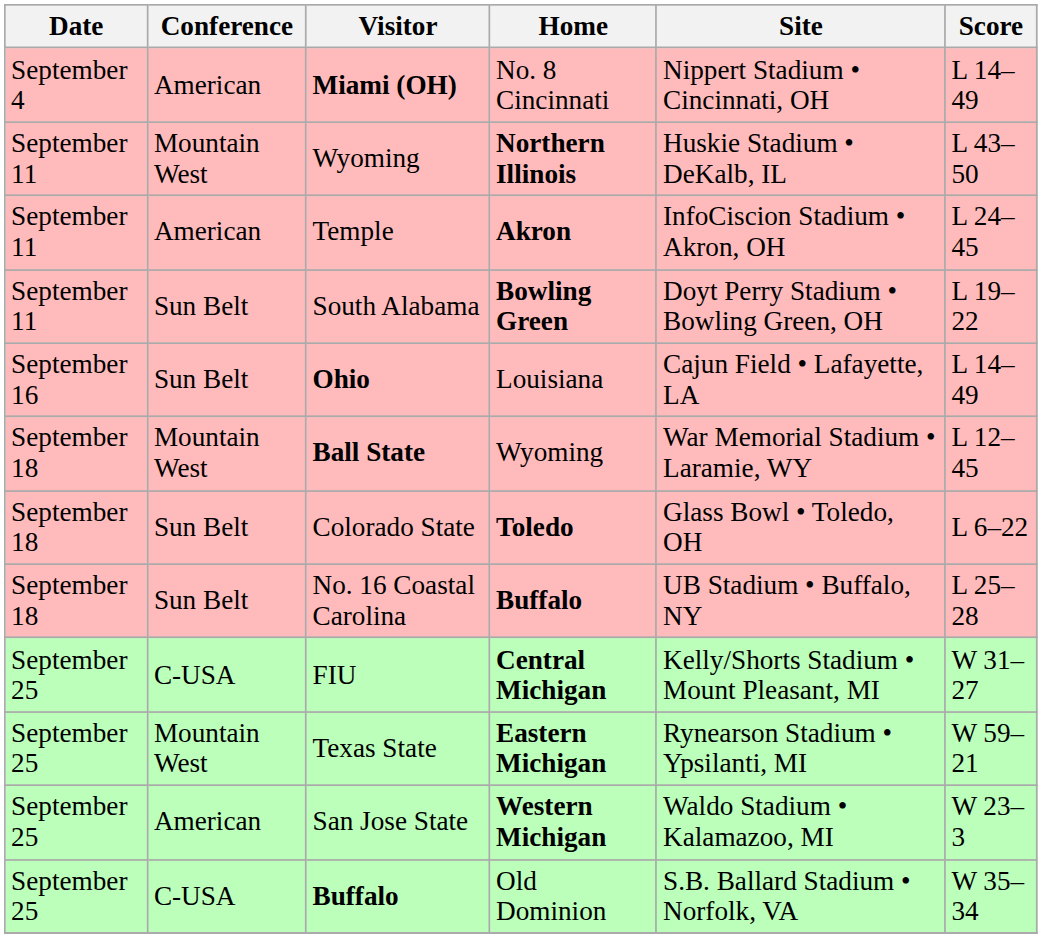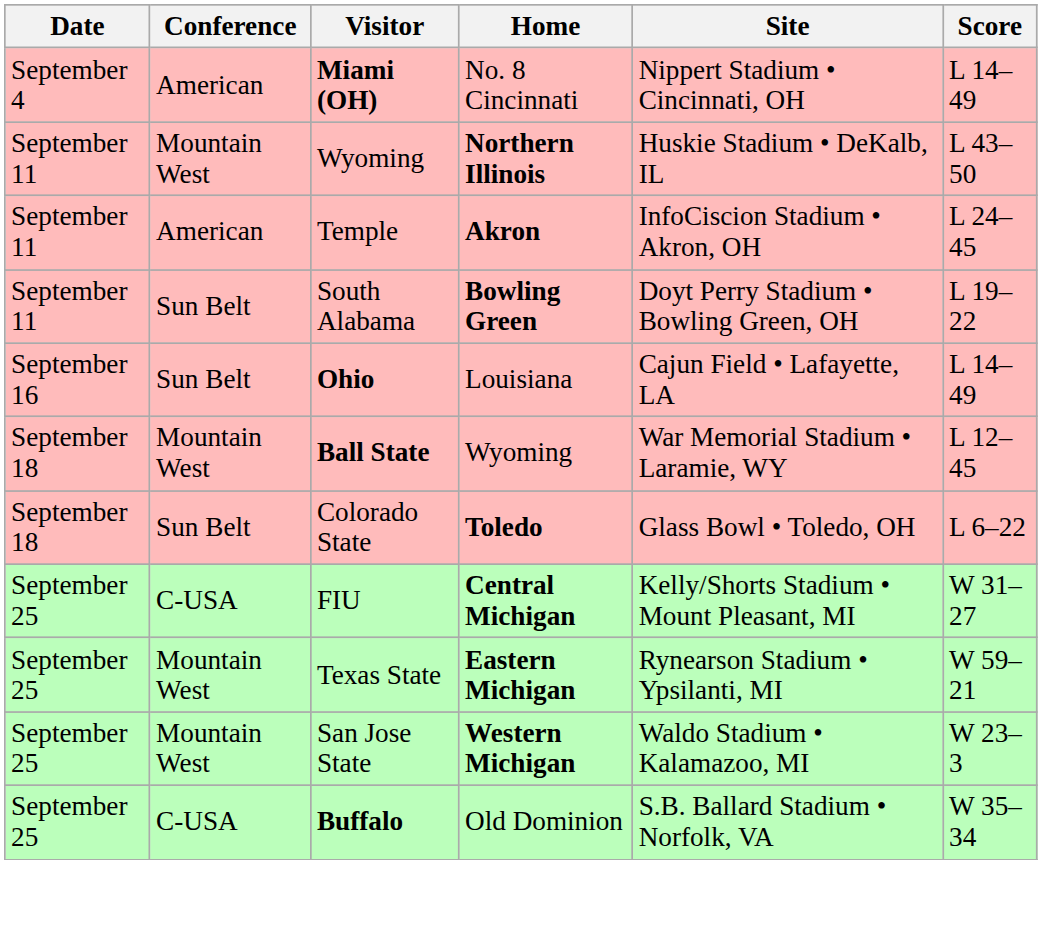- row: (394, 600)
(208, 821) American -> (209, 748) Mountain West
